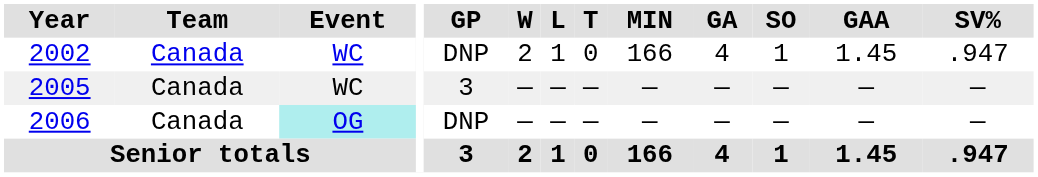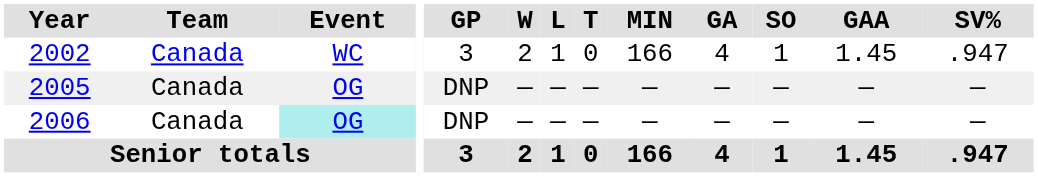(466, 54) DNP -> (466, 54) 3
(348, 88) WC -> (348, 88) OG
(466, 88) 3 -> (466, 88) DNP
